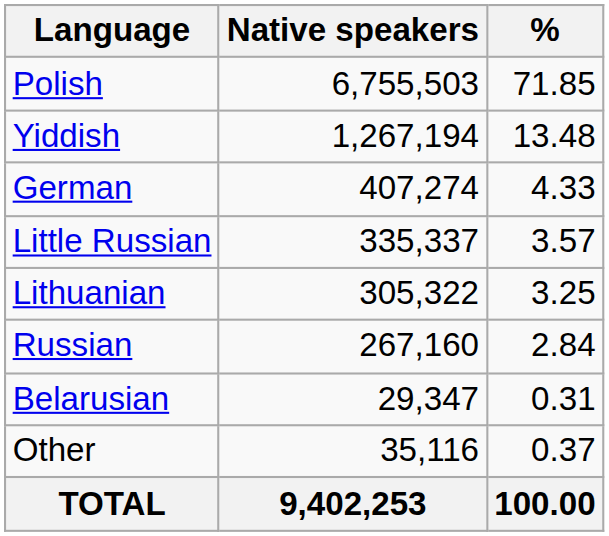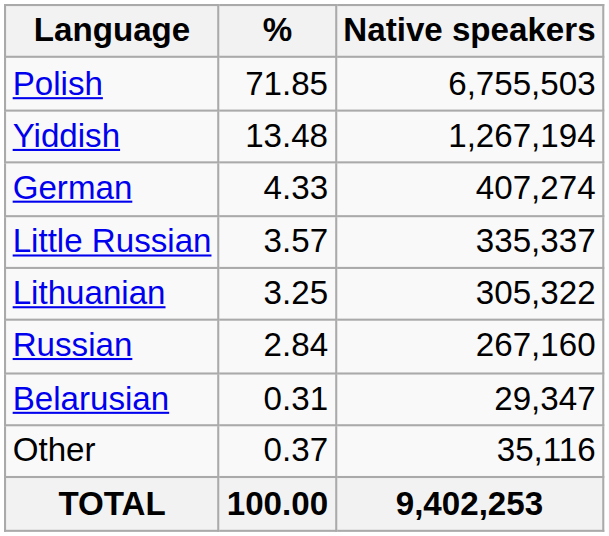columns swapped: (353, 30) <-> (545, 30)
